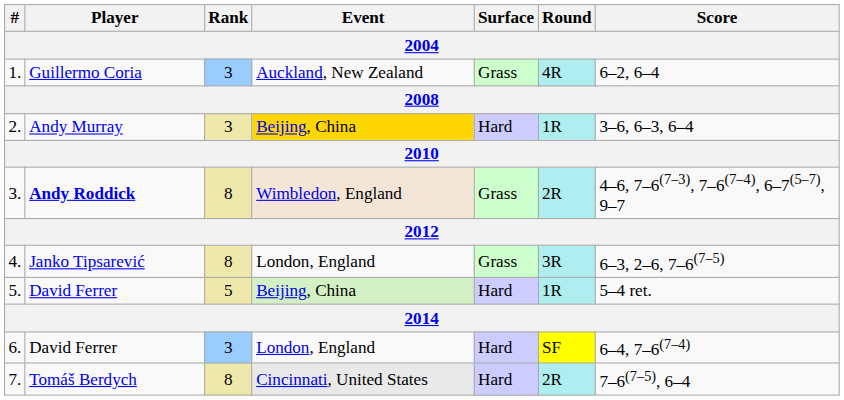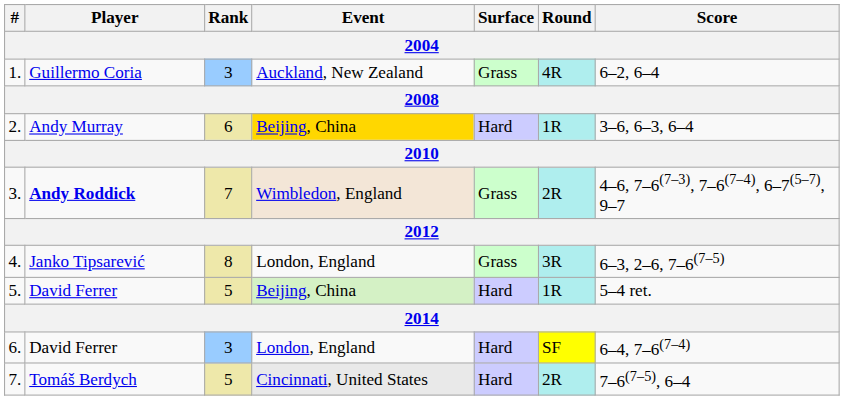(228, 126) 3 -> (228, 126) 6
(228, 192) 8 -> (228, 192) 7
(228, 379) 8 -> (228, 379) 5
